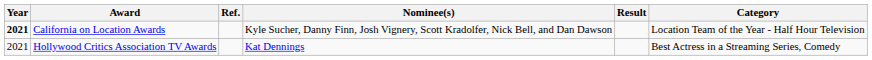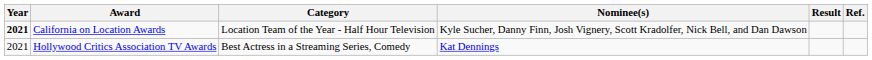columns swapped: (758, 13) <-> (231, 13)
